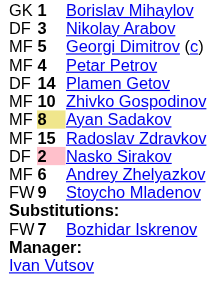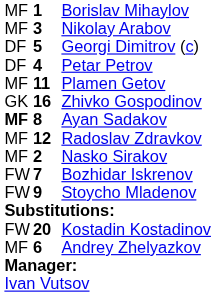(21, 10) GK -> (16, 10) MF
(20, 28) DF -> (16, 28) MF
(21, 47) MF -> (15, 47) DF
(21, 65) MF -> (15, 65) DF
(20, 83) DF -> (16, 83) MF
(47, 83) 14 -> (42, 83) 11
(21, 101) MF -> (16, 101) GK
(47, 101) 10 -> (42, 101) 16
(21, 120) normal -> (16, 120) bold
(42, 120) khaki background -> (37, 120) no background
(47, 138) 15 -> (42, 138) 12
(20, 156) DF -> (16, 156) MF
(42, 156) pink background -> (37, 156) no background
rows swapped: (132, 229) <-> (136, 174)
+ row: (136, 229)
